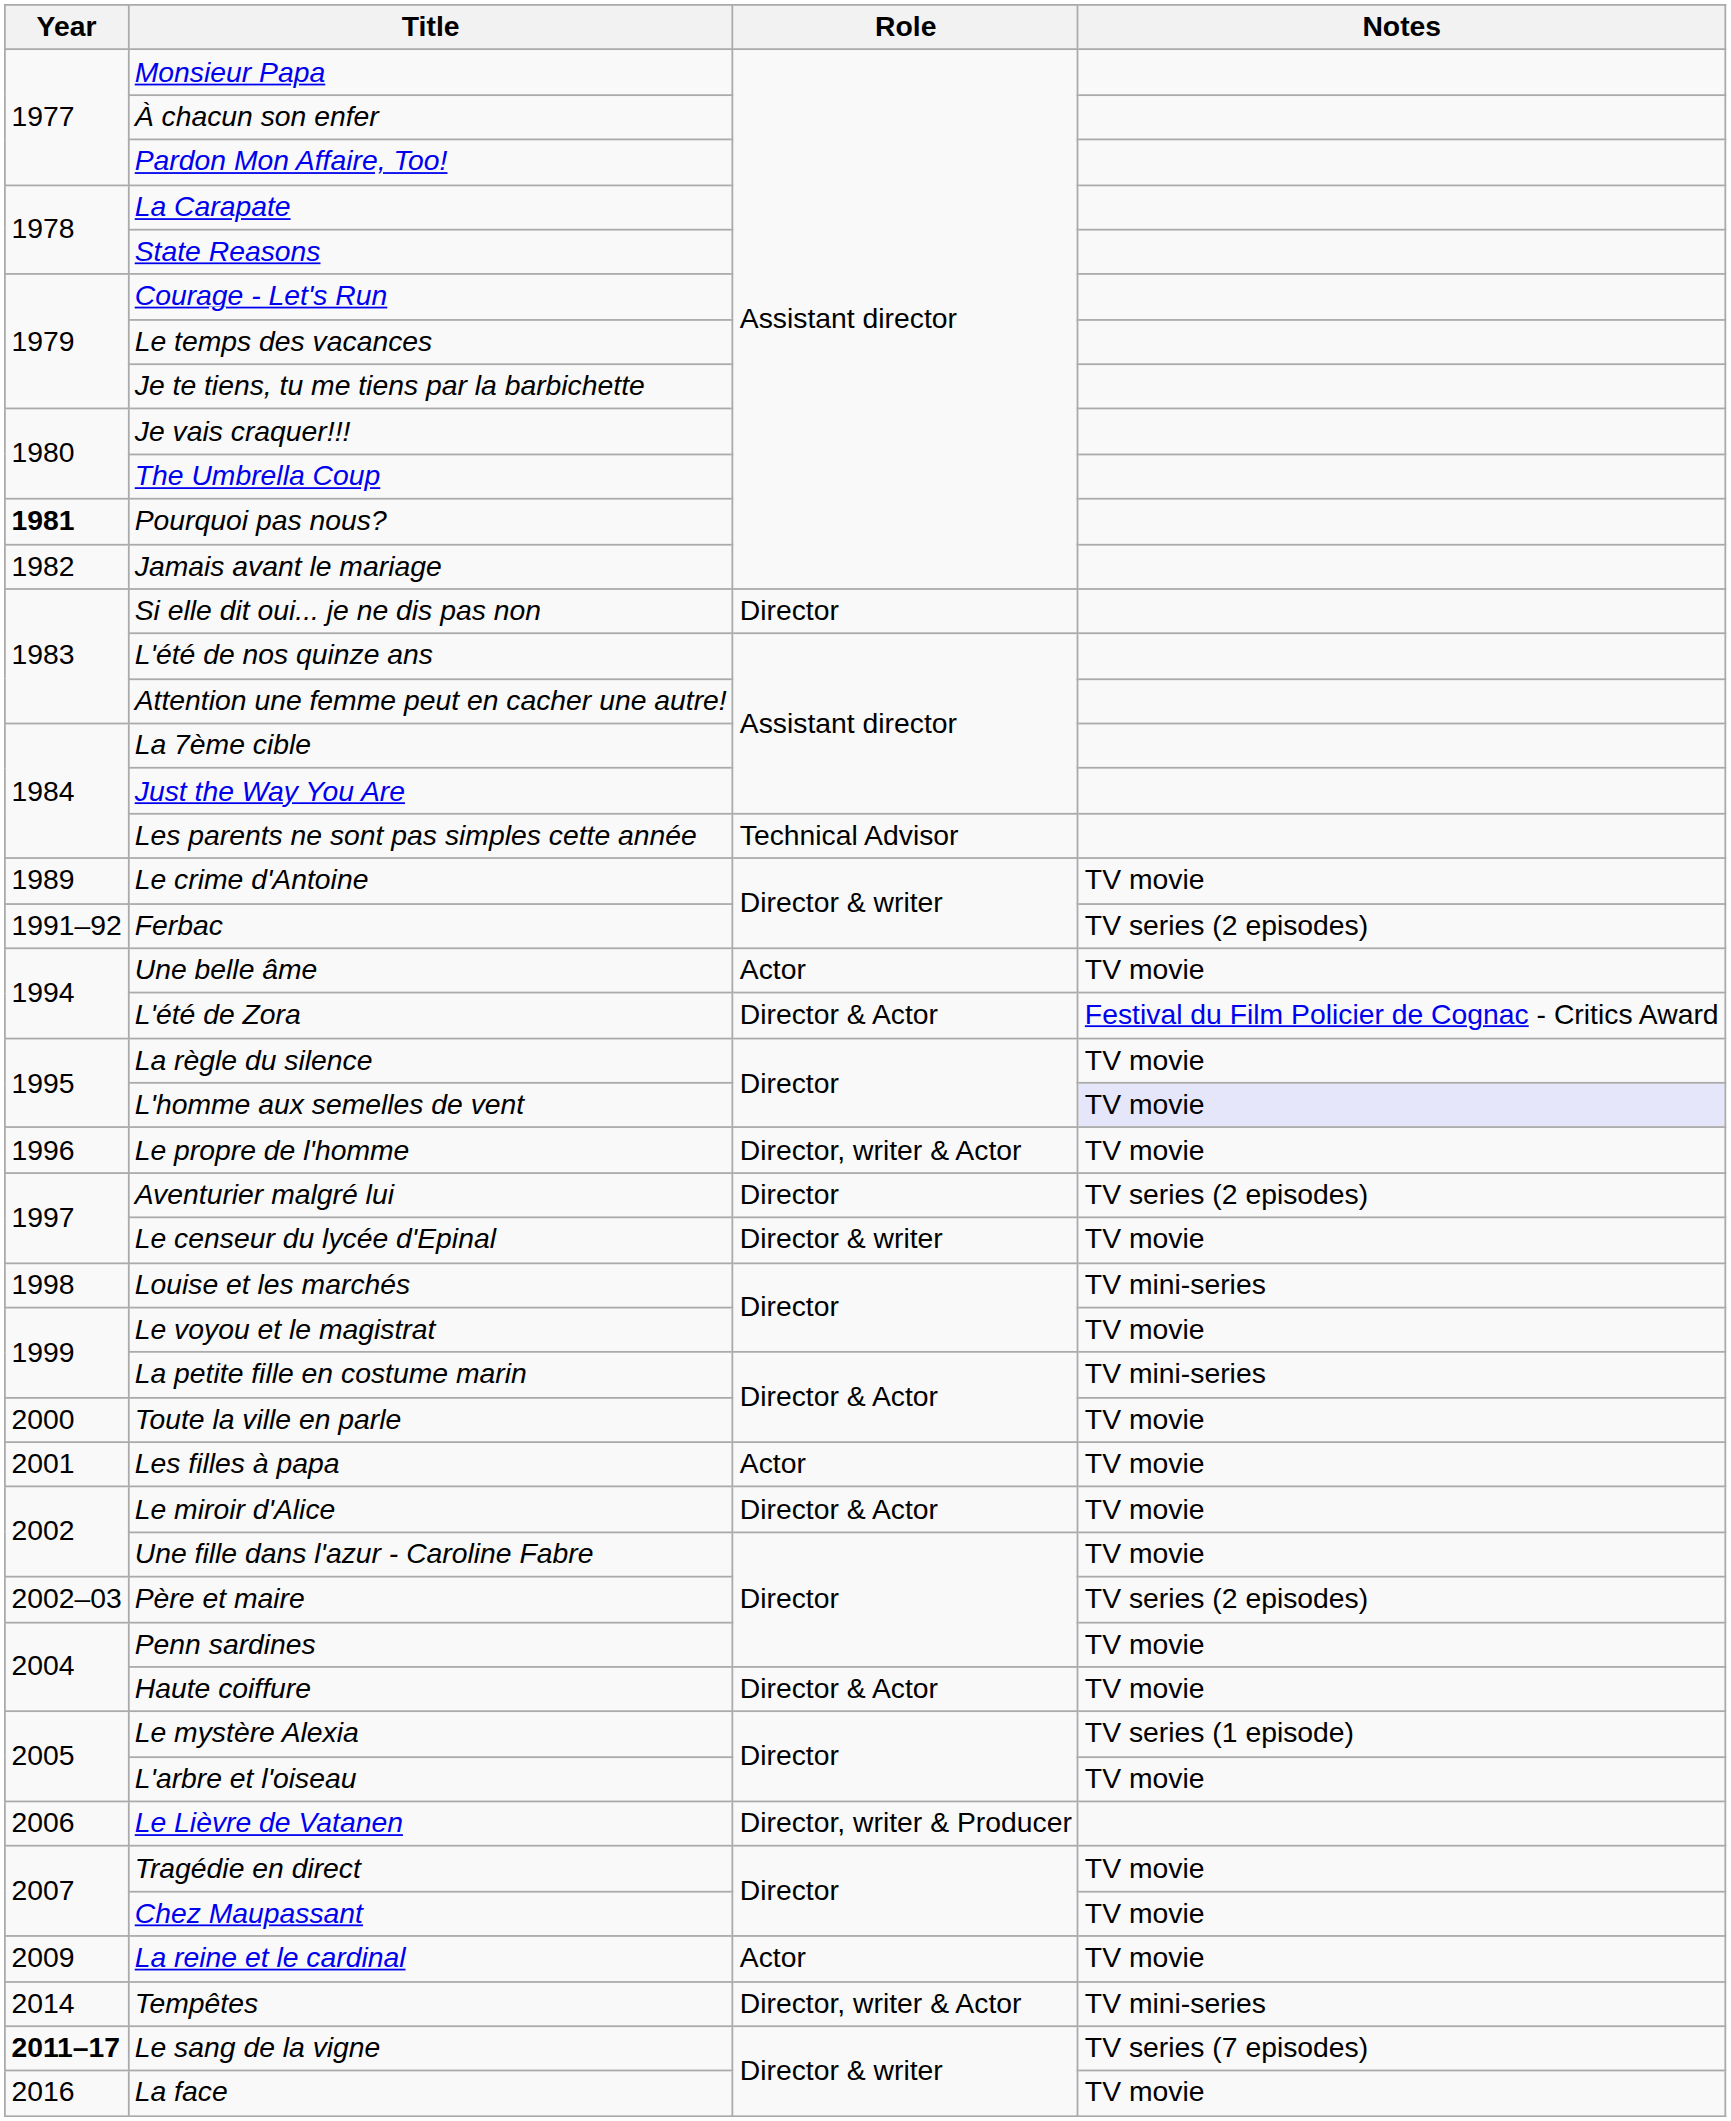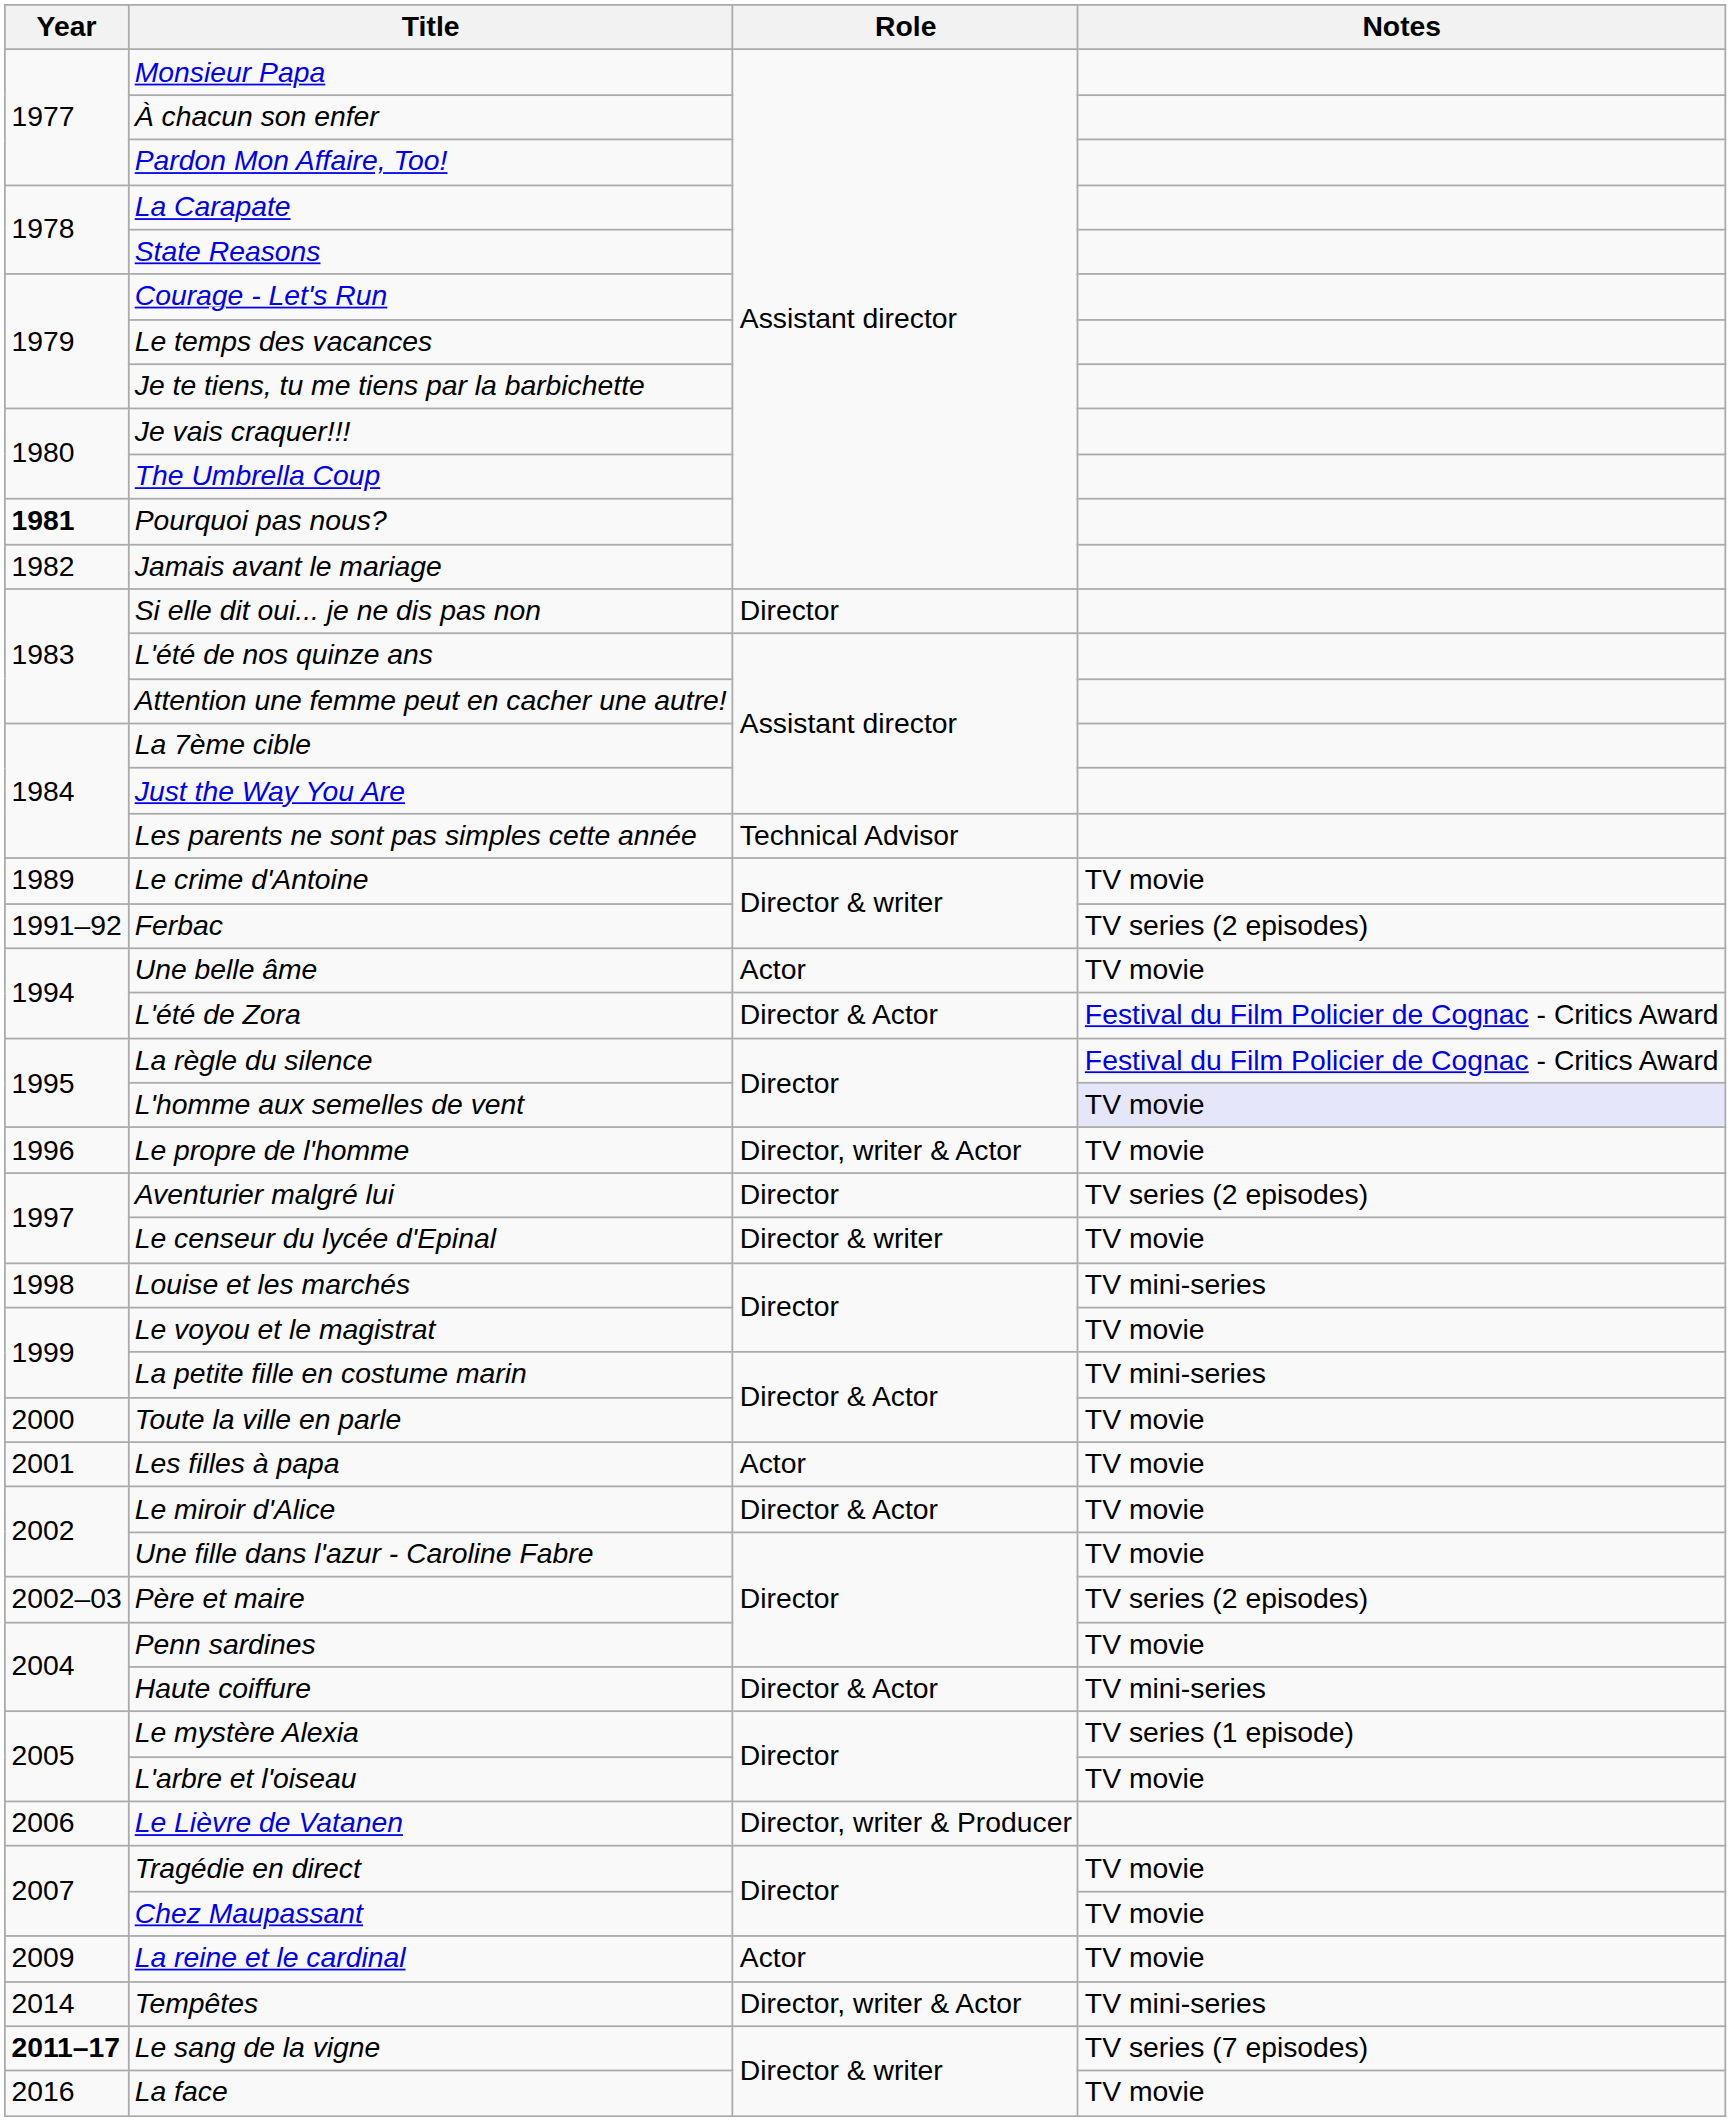(1145, 1059) TV movie -> (1402, 1059) Festival du Film Policier de Cognac - Critics Award
(1145, 1688) TV movie -> (1175, 1688) TV mini-series
